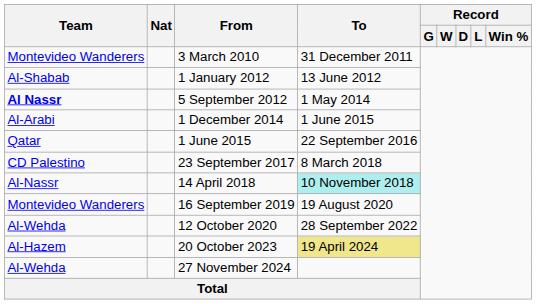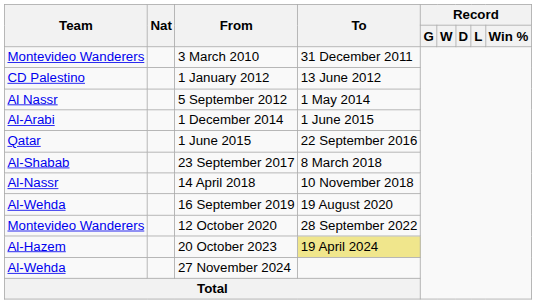(38, 78) Al-Shabab -> (46, 78) CD Palestino
(34, 99) bold -> (33, 99) normal
(46, 162) CD Palestino -> (38, 162) Al-Shabab
(357, 183) paleturquoise background -> (357, 183) no background
(76, 204) Montevideo Wanderers -> (37, 204) Al-Wehda
(37, 225) Al-Wehda -> (76, 225) Montevideo Wanderers
